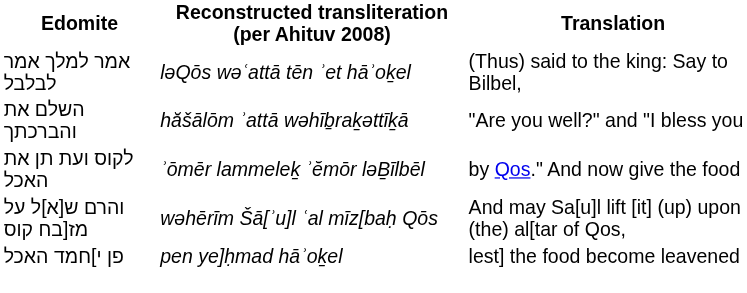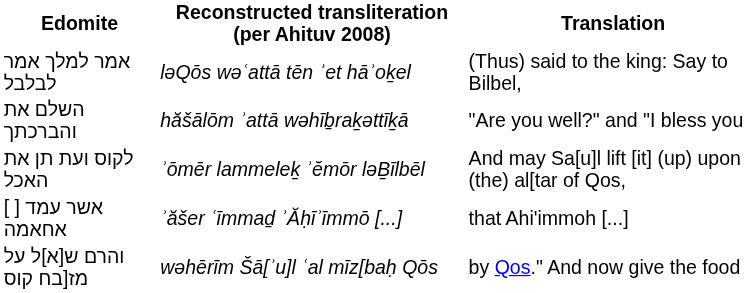(604, 169) by Qos." And now give the food -> (605, 169) And may Sa[u]l lift [it] (up) upon (the) al[tar of Qos,
+ row: (53, 218)
(605, 218) And may Sa[u]l lift [it] (up) upon (the) al[tar of Qos, -> (604, 267) by Qos." And now give the food
- row: (64, 256)
